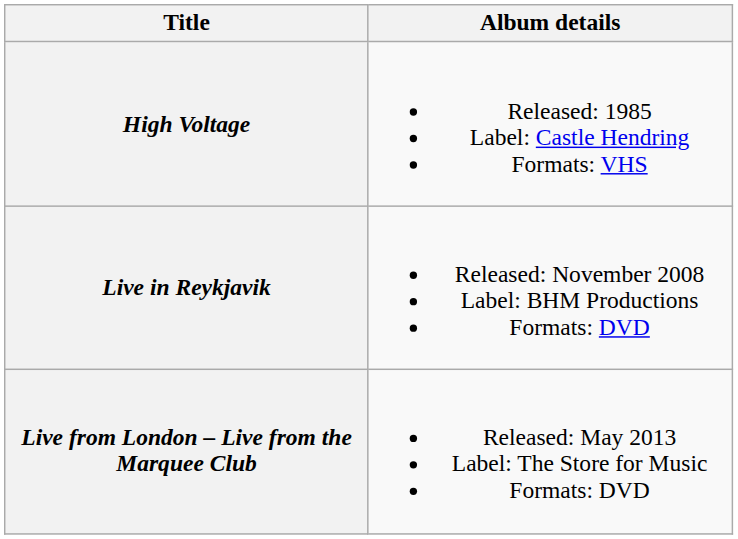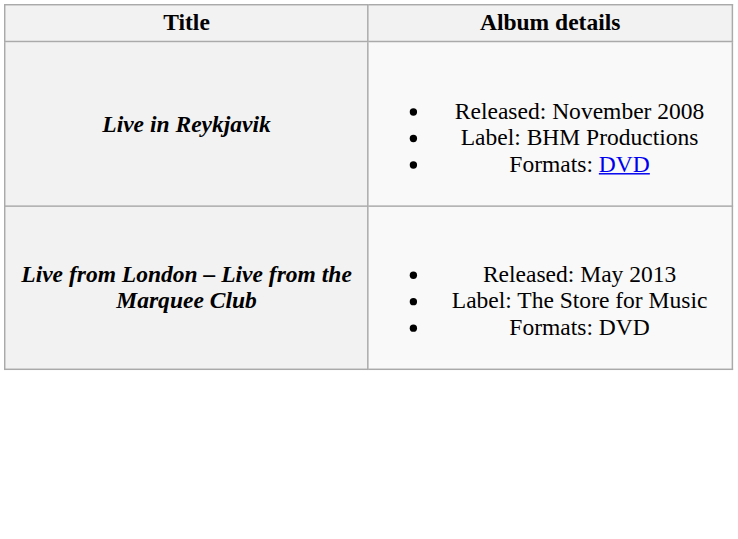- row: (187, 123)
